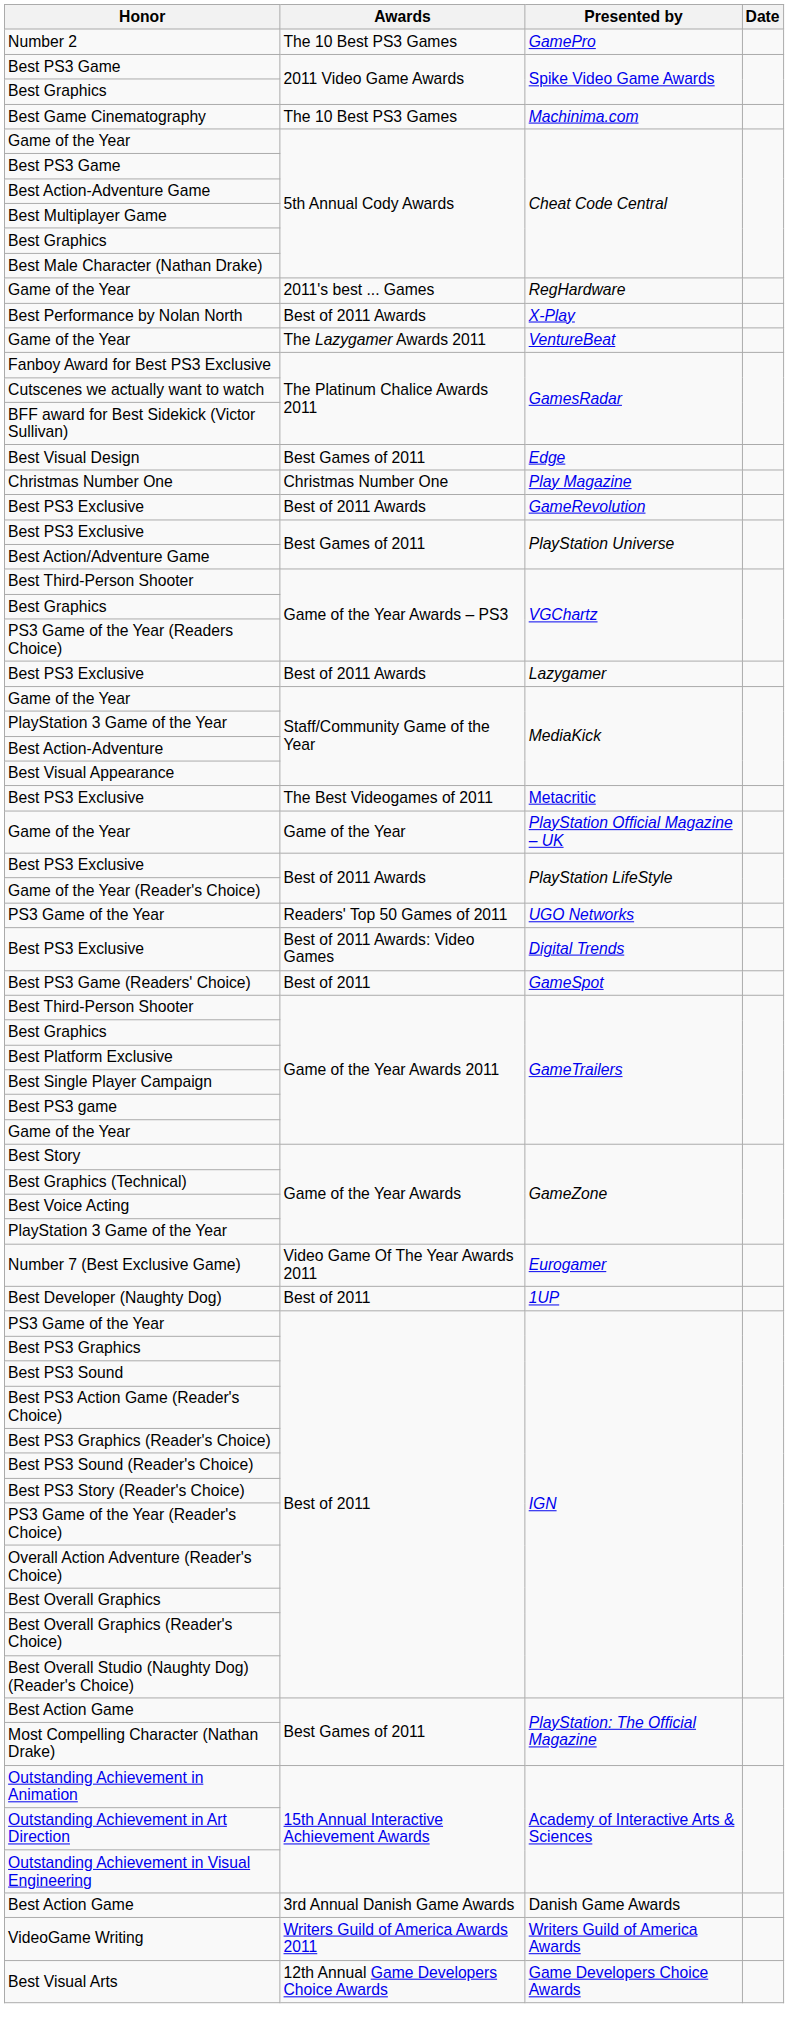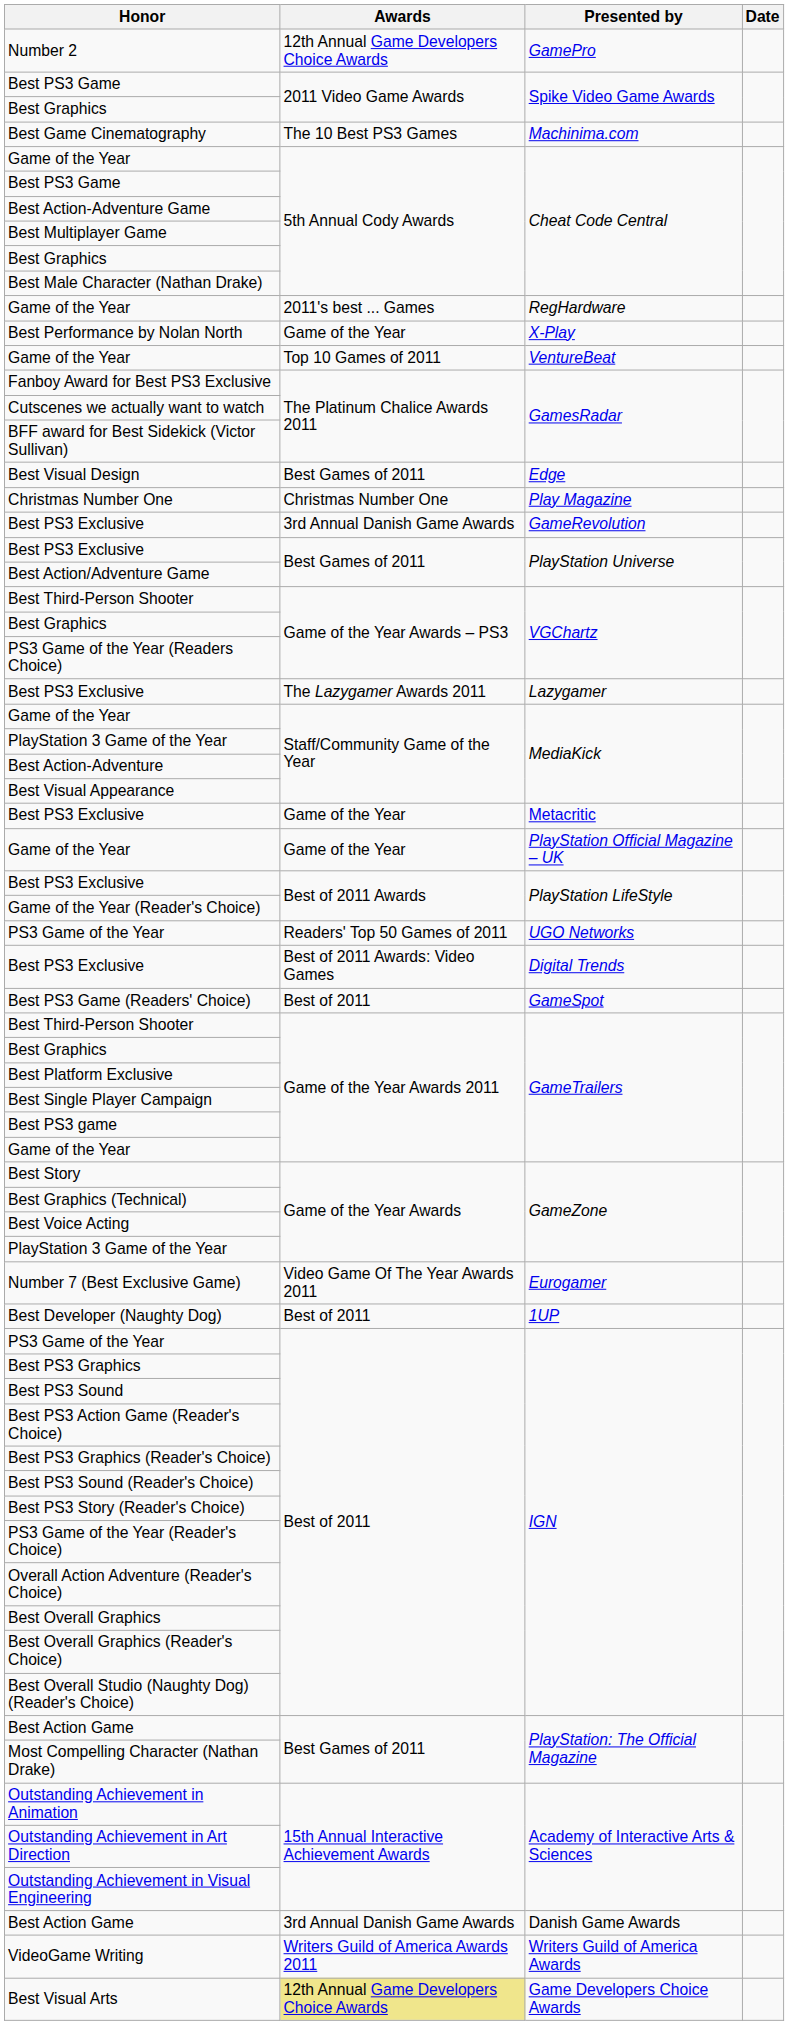(370, 41) The 10 Best PS3 Games -> (390, 50) 12th Annual Game Developers Choice Awards
(355, 315) Best of 2011 Awards -> (345, 332) Game of the Year
(385, 340) The Lazygamer Awards 2011 -> (362, 357) Top 10 Games of 2011
(355, 507) Best of 2011 Awards -> (399, 524) 3rd Annual Danish Game Awards
(355, 673) Best of 2011 Awards -> (385, 691) The Lazygamer Awards 2011
(388, 798) The Best Videogames of 2011 -> (345, 815) Game of the Year
(390, 1981) no background -> (390, 1998) khaki background
